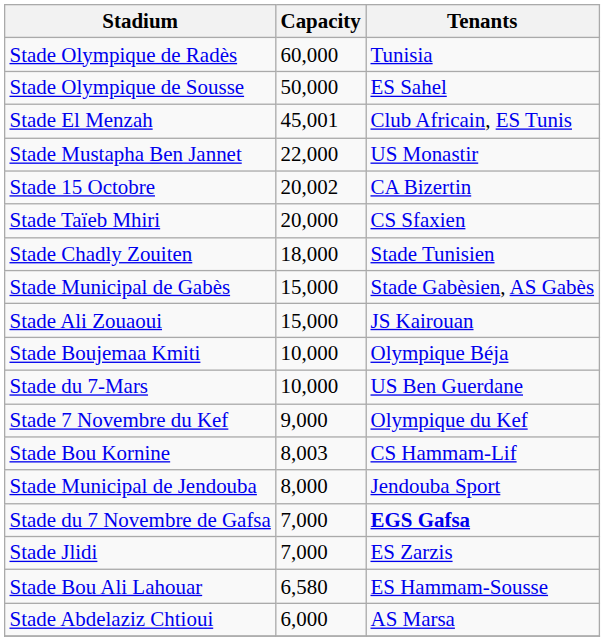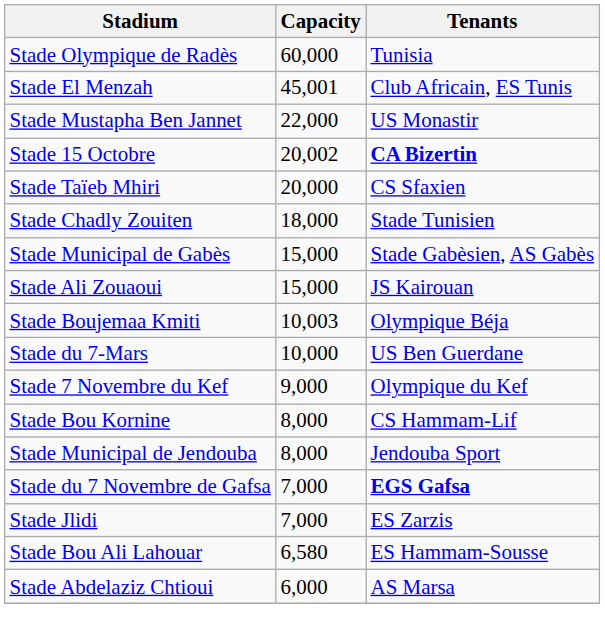- row: (127, 87)
(421, 187) normal -> (424, 154) bold
(309, 353) 10,000 -> (309, 320) 10,003
(304, 453) 8,003 -> (304, 420) 8,000
